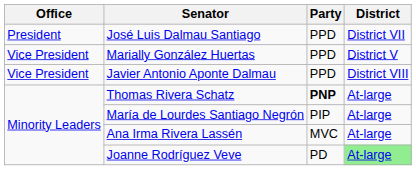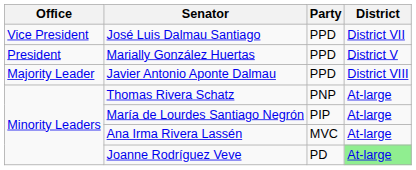(34, 34) President -> (48, 34) Vice President
(48, 54) Vice President -> (34, 54) President
(48, 74) Vice President -> (51, 74) Majority Leader
(323, 94) bold -> (323, 94) normal
